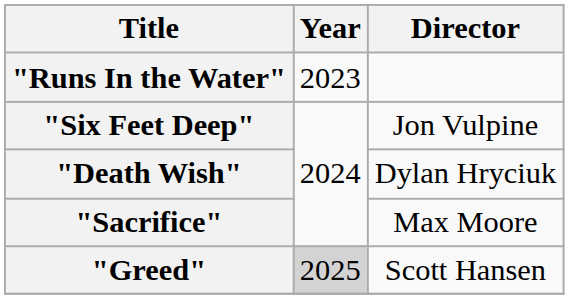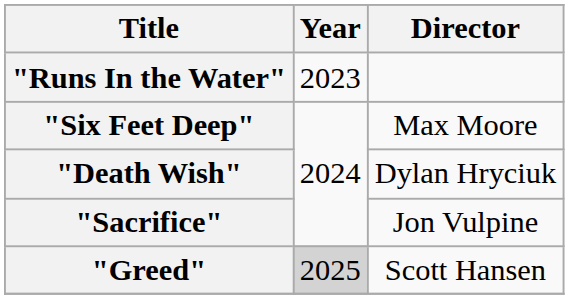(465, 125) Jon Vulpine -> (465, 125) Max Moore
(465, 221) Max Moore -> (465, 221) Jon Vulpine
